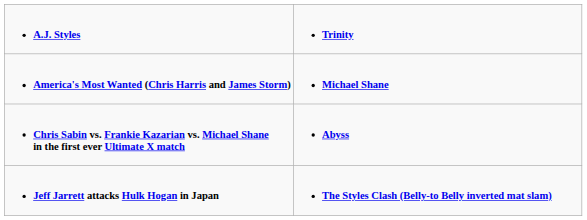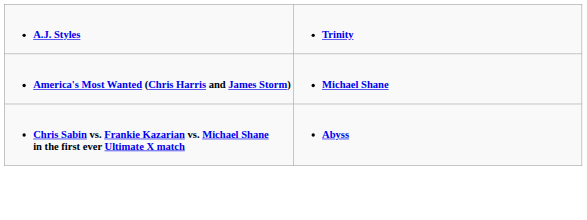- row: (149, 196)
